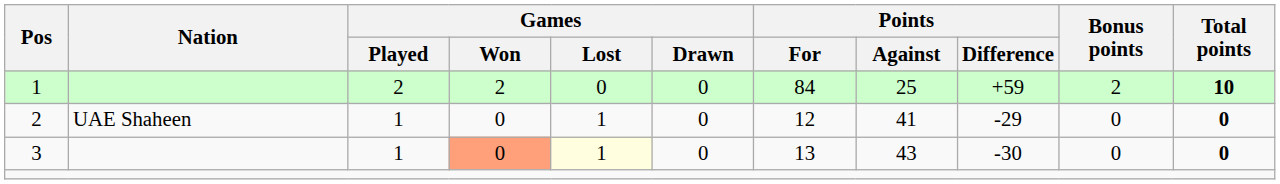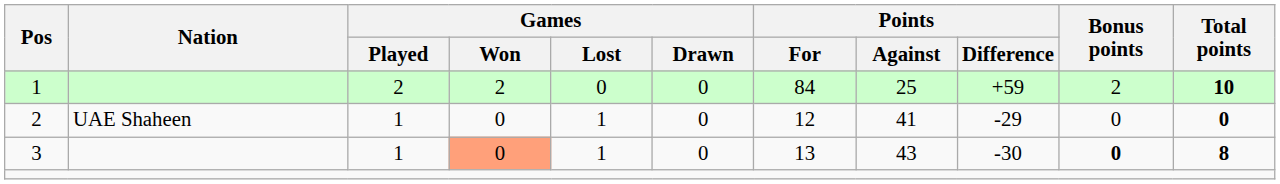(602, 152) lightyellow background -> (602, 152) no background
(1116, 152) normal -> (1116, 152) bold
(1224, 152) 0 -> (1224, 152) 8
